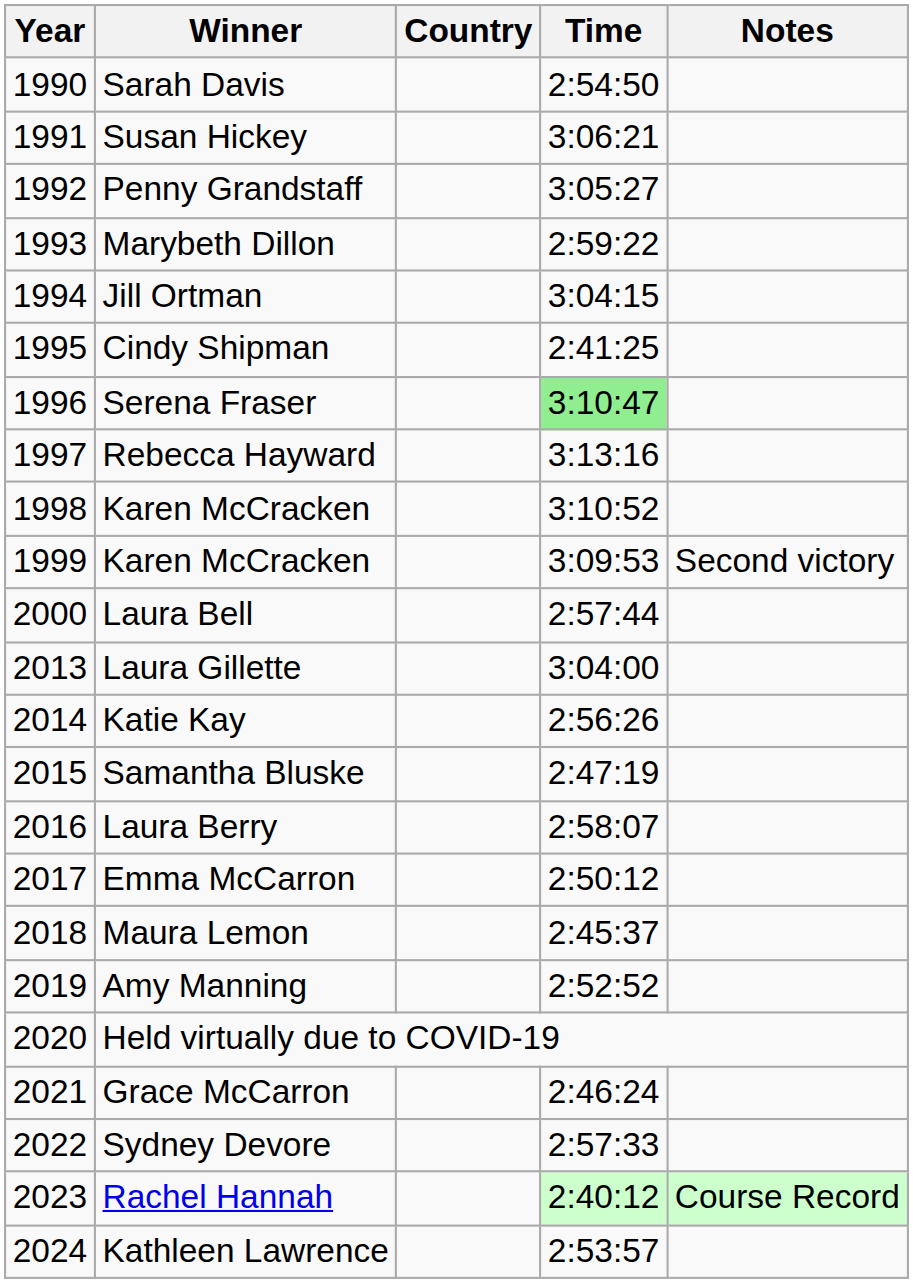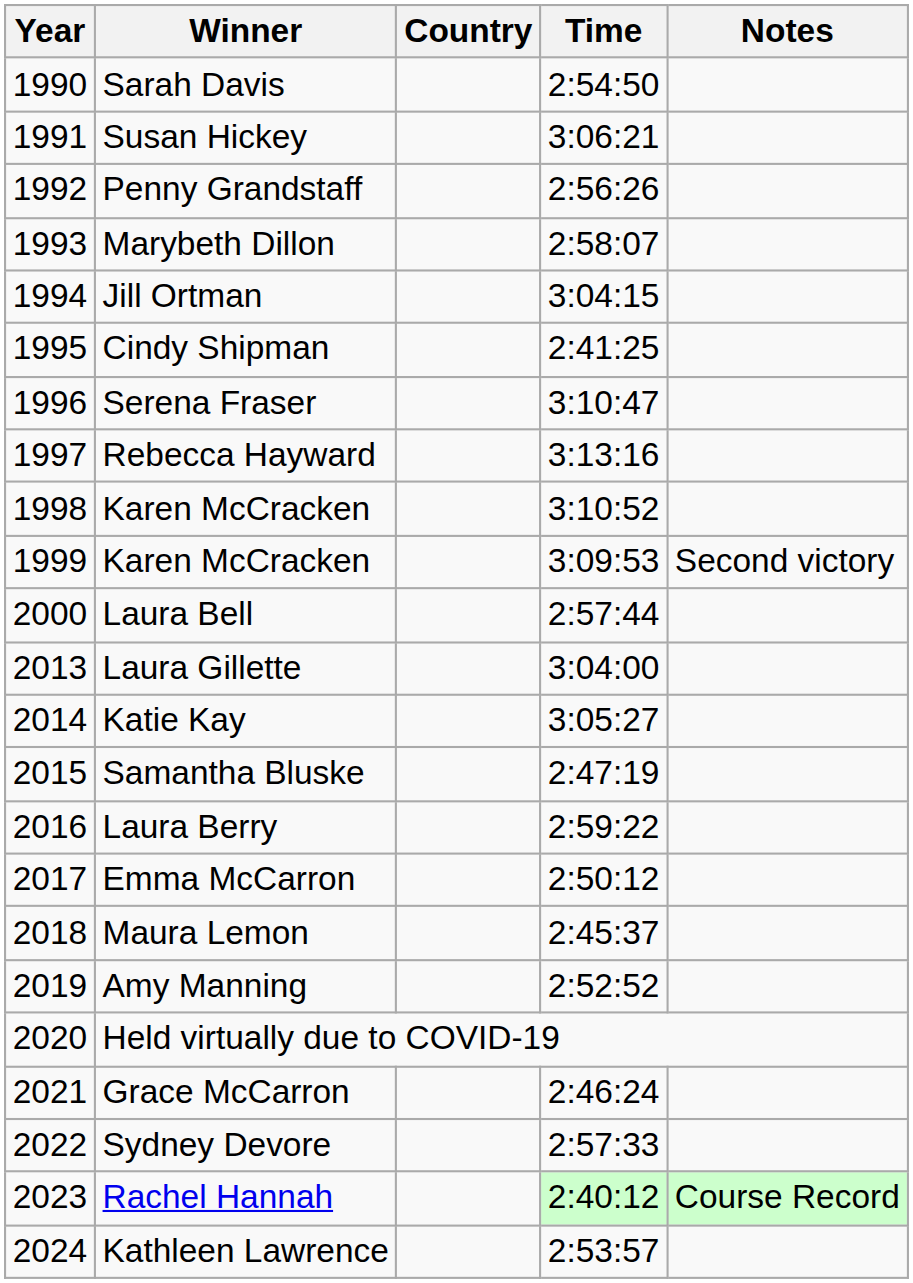(604, 190) 3:05:27 -> (604, 190) 2:56:26
(604, 243) 2:59:22 -> (604, 243) 2:58:07
(604, 402) lightgreen background -> (604, 402) no background
(604, 720) 2:56:26 -> (604, 720) 3:05:27
(604, 826) 2:58:07 -> (604, 826) 2:59:22
